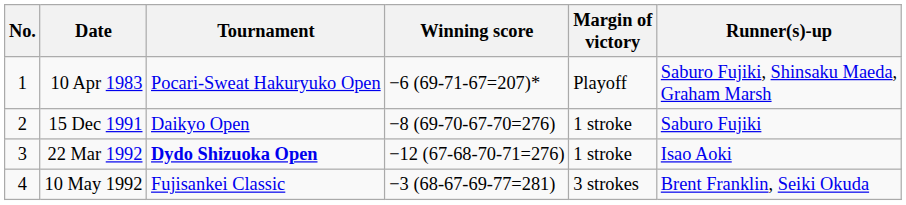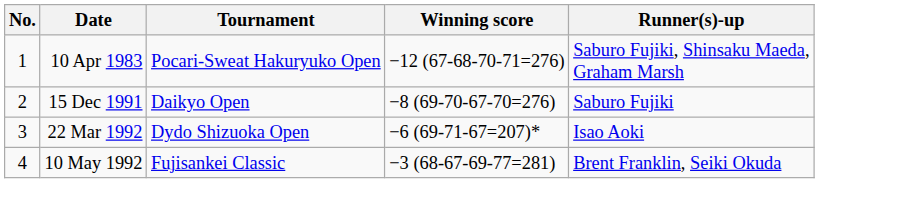- column: (613, 30)
(465, 82) −6 (69-71-67=207)* -> (477, 61) −12 (67-68-70-71=276)
(234, 154) bold -> (230, 132) normal
(477, 154) −12 (67-68-70-71=276) -> (465, 132) −6 (69-71-67=207)*
